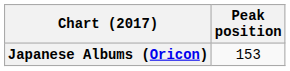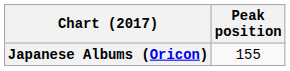(248, 55) 153 -> (248, 55) 155
